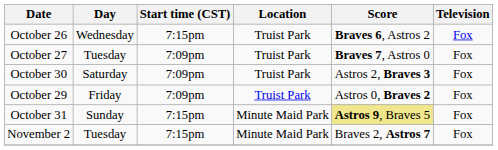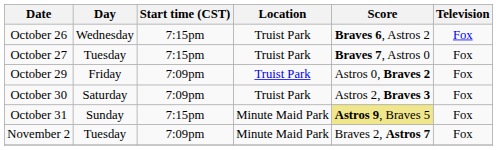(185, 54) 7:09pm -> (185, 54) 7:15pm
rows swapped: (39, 94) <-> (39, 74)
(185, 134) 7:15pm -> (185, 134) 7:09pm
